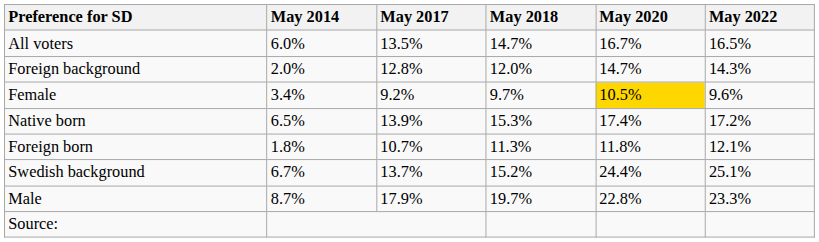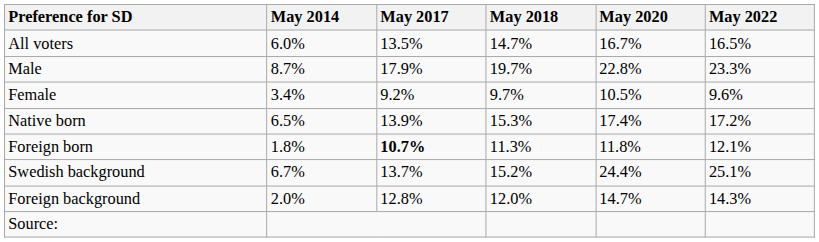rows swapped: (25, 198) <-> (74, 69)
(620, 95) gold background -> (620, 95) no background
(401, 146) normal -> (403, 146) bold
